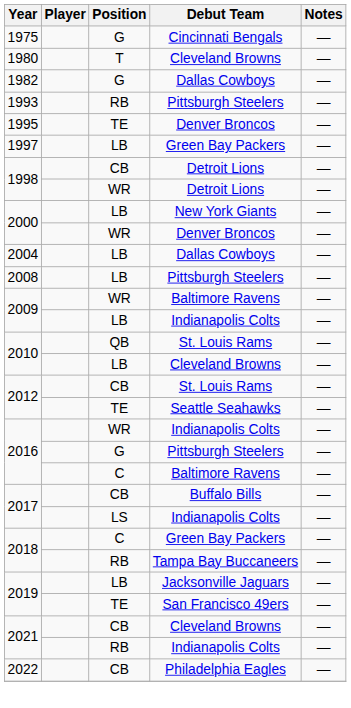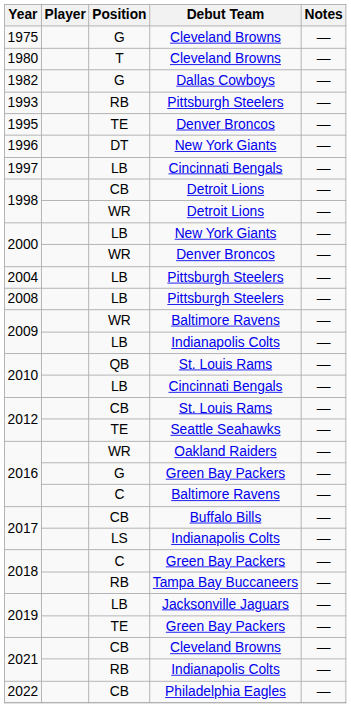(225, 37) Cincinnati Bengals -> (225, 37) Cleveland Browns
+ row: (23, 146)
(225, 146) Green Bay Packers -> (225, 168) Cincinnati Bengals
(225, 255) Dallas Cowboys -> (225, 277) Pittsburgh Steelers
(225, 364) Cleveland Browns -> (225, 386) Cincinnati Bengals
(225, 430) Indianapolis Colts -> (225, 451) Oakland Raiders
(225, 451) Pittsburgh Steelers -> (225, 473) Green Bay Packers
(225, 604) San Francisco 49ers -> (225, 626) Green Bay Packers
